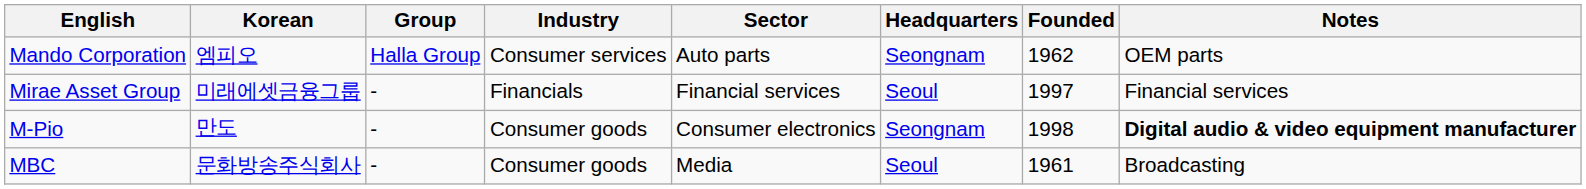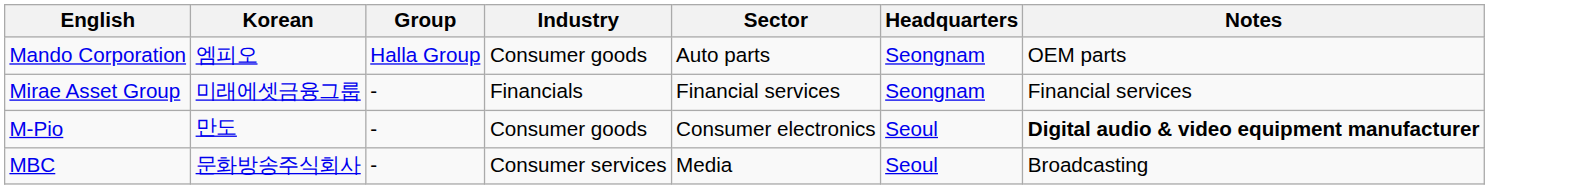- column: (1071, 20)
(578, 55) Consumer services -> (568, 55) Consumer goods
(912, 92) Seoul -> (935, 92) Seongnam
(935, 128) Seongnam -> (912, 128) Seoul
(568, 165) Consumer goods -> (578, 165) Consumer services
